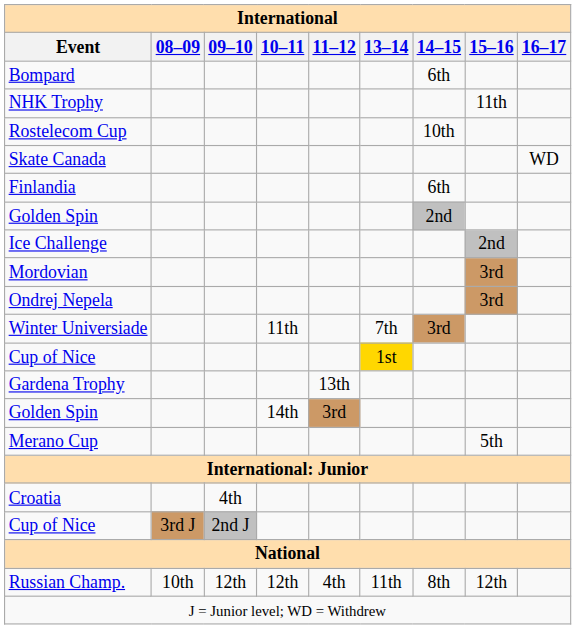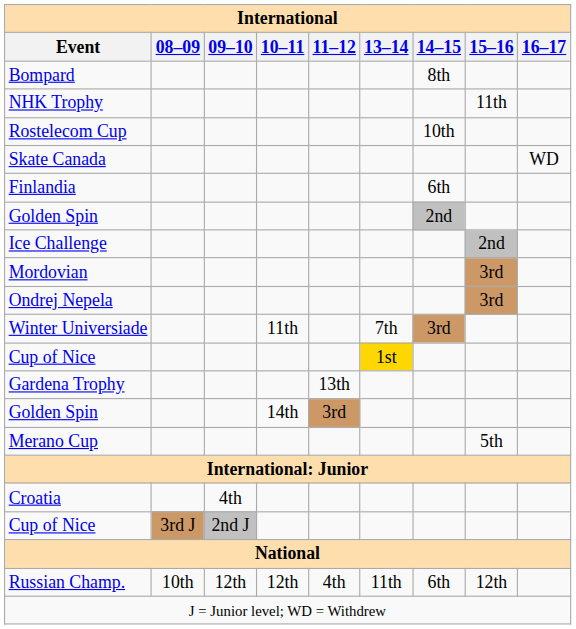(439, 74) 6th -> (439, 74) 8th
(439, 581) 8th -> (439, 581) 6th
